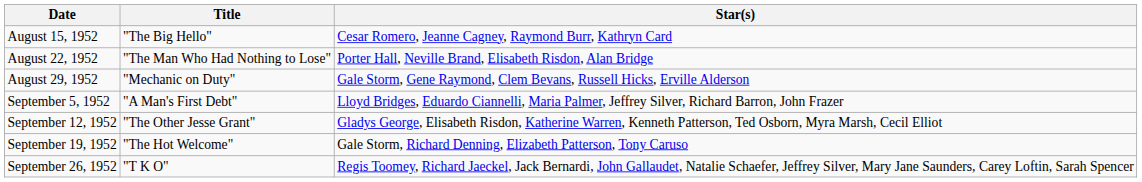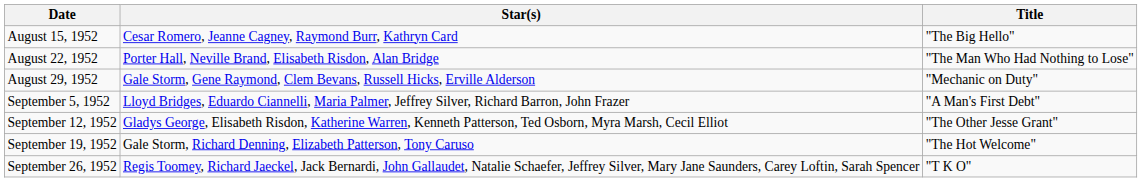columns swapped: (227, 15) <-> (736, 15)
